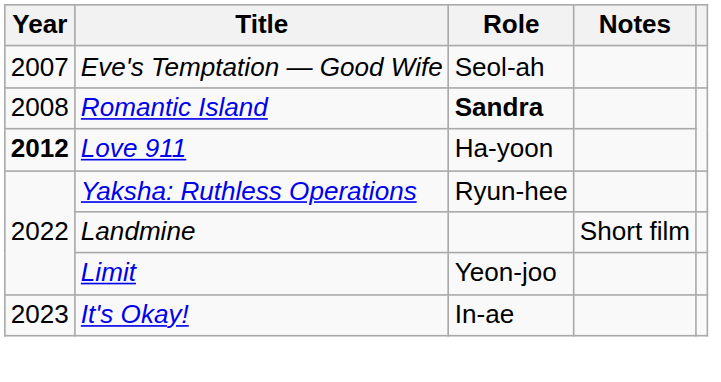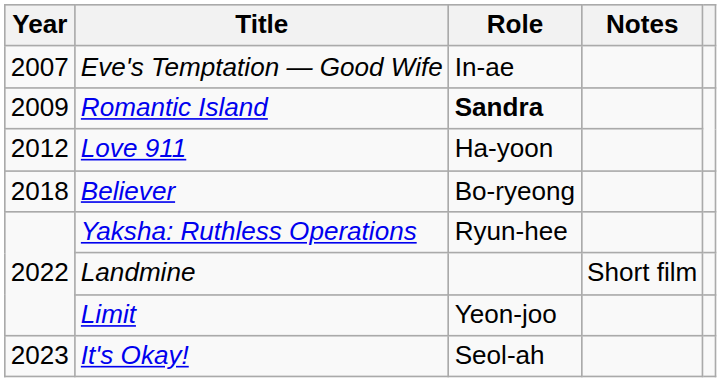(500, 66) Seol-ah -> (484, 66) In-ae
(40, 107) 2008 -> (40, 107) 2009
(40, 149) bold -> (40, 149) normal
+ row: (128, 190)
(484, 314) In-ae -> (500, 356) Seol-ah
